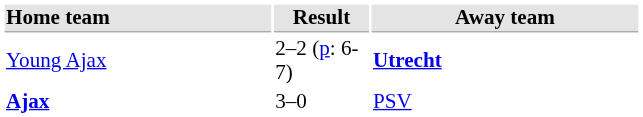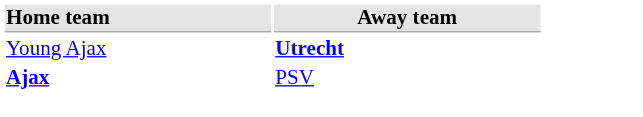- column: (321, 17)
